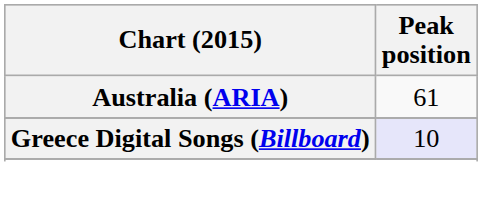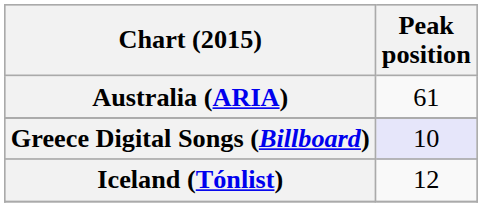+ row: (190, 179)
